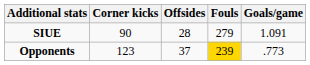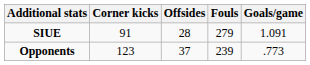(125, 32) 90 -> (125, 32) 91
(225, 51) gold background -> (225, 51) no background
